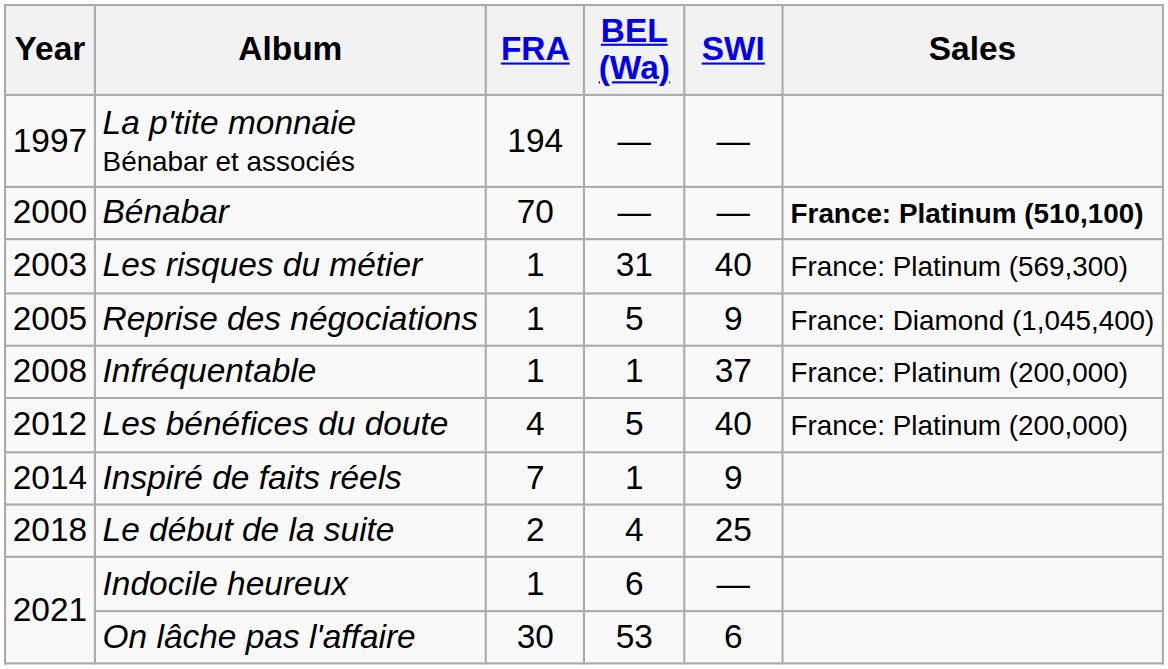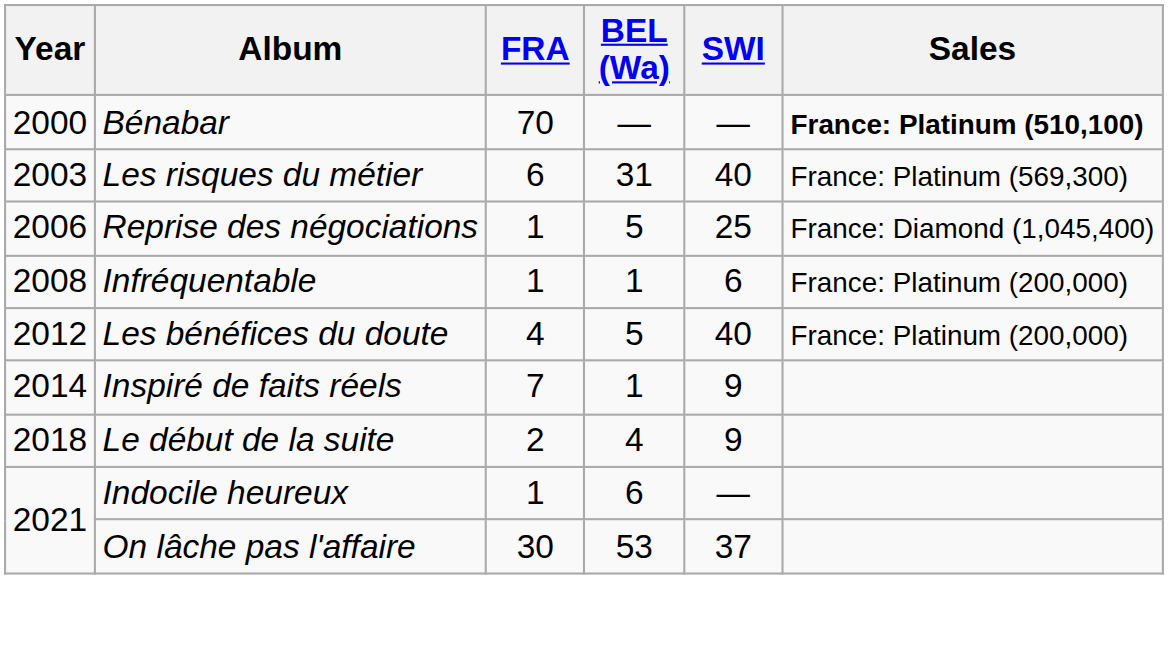- row: (229, 140)
(535, 265) 1 -> (535, 174) 6
(50, 318) 2005 -> (50, 227) 2006
(733, 318) 9 -> (733, 227) 25
(733, 371) 37 -> (733, 280) 6
(733, 530) 25 -> (733, 439) 9
(733, 636) 6 -> (733, 545) 37
